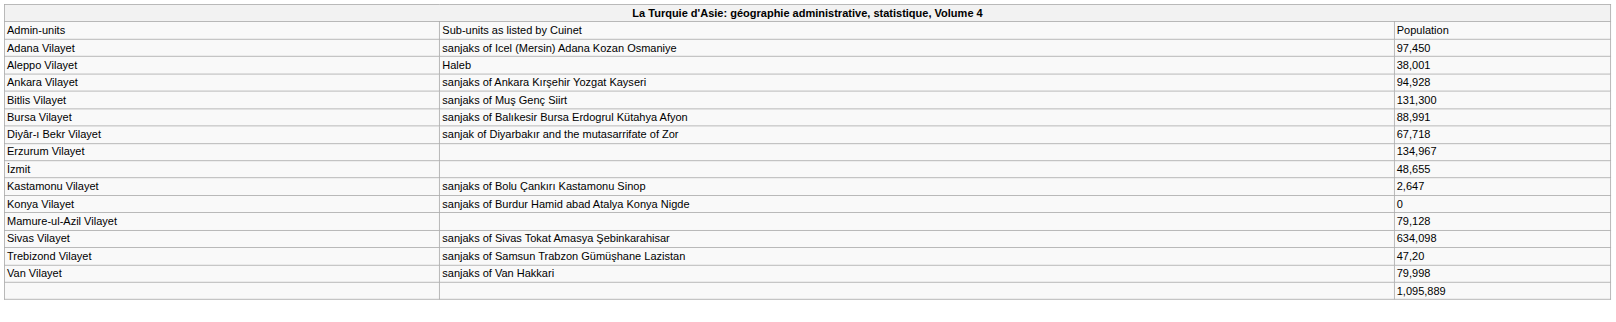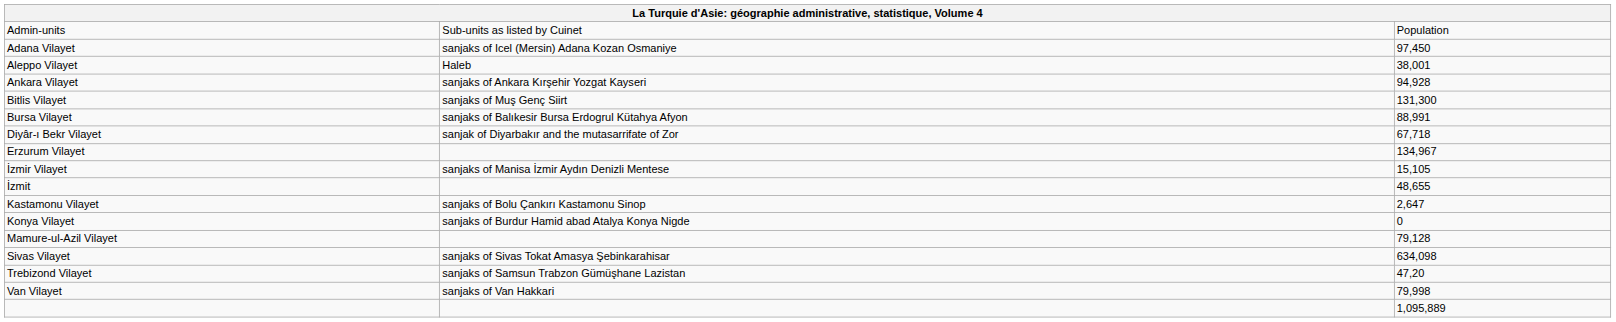+ row: (37, 169)
